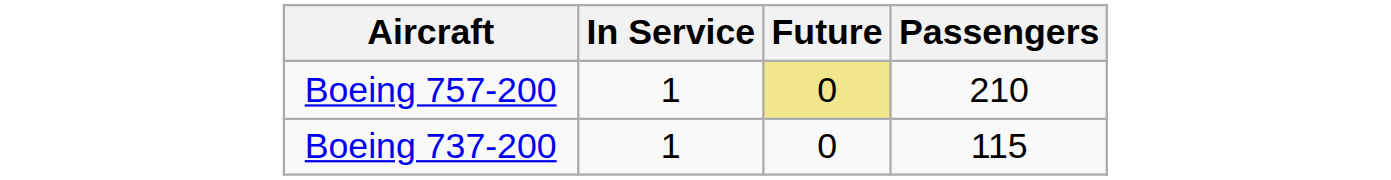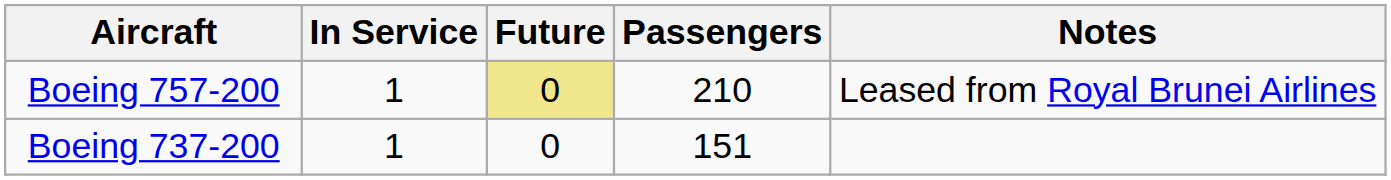+ column: (1108, 32)
(999, 145) 115 -> (722, 145) 151
